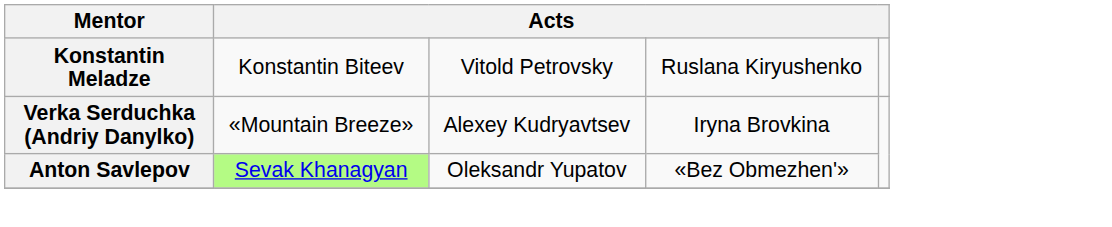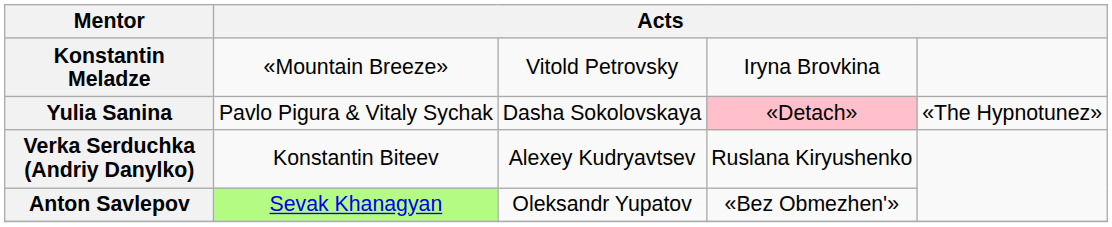(321, 67) Konstantin Biteev -> (356, 67) «Mountain Breeze»
(762, 67) Ruslana Kiryushenko -> (812, 67) Iryna Brovkina
+ row: (109, 112)
(321, 124) «Mountain Breeze» -> (356, 158) Konstantin Biteev
(762, 124) Iryna Brovkina -> (812, 158) Ruslana Kiryushenko
